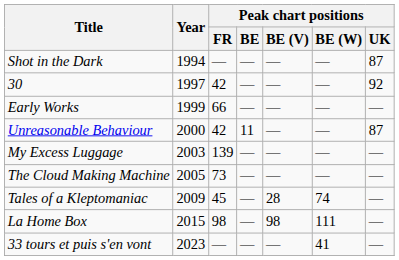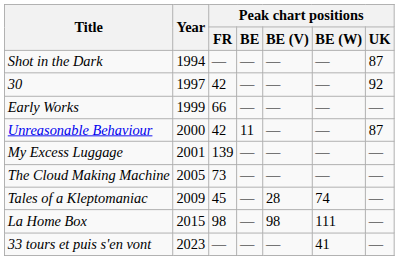(191, 152) 2003 -> (191, 152) 2001
